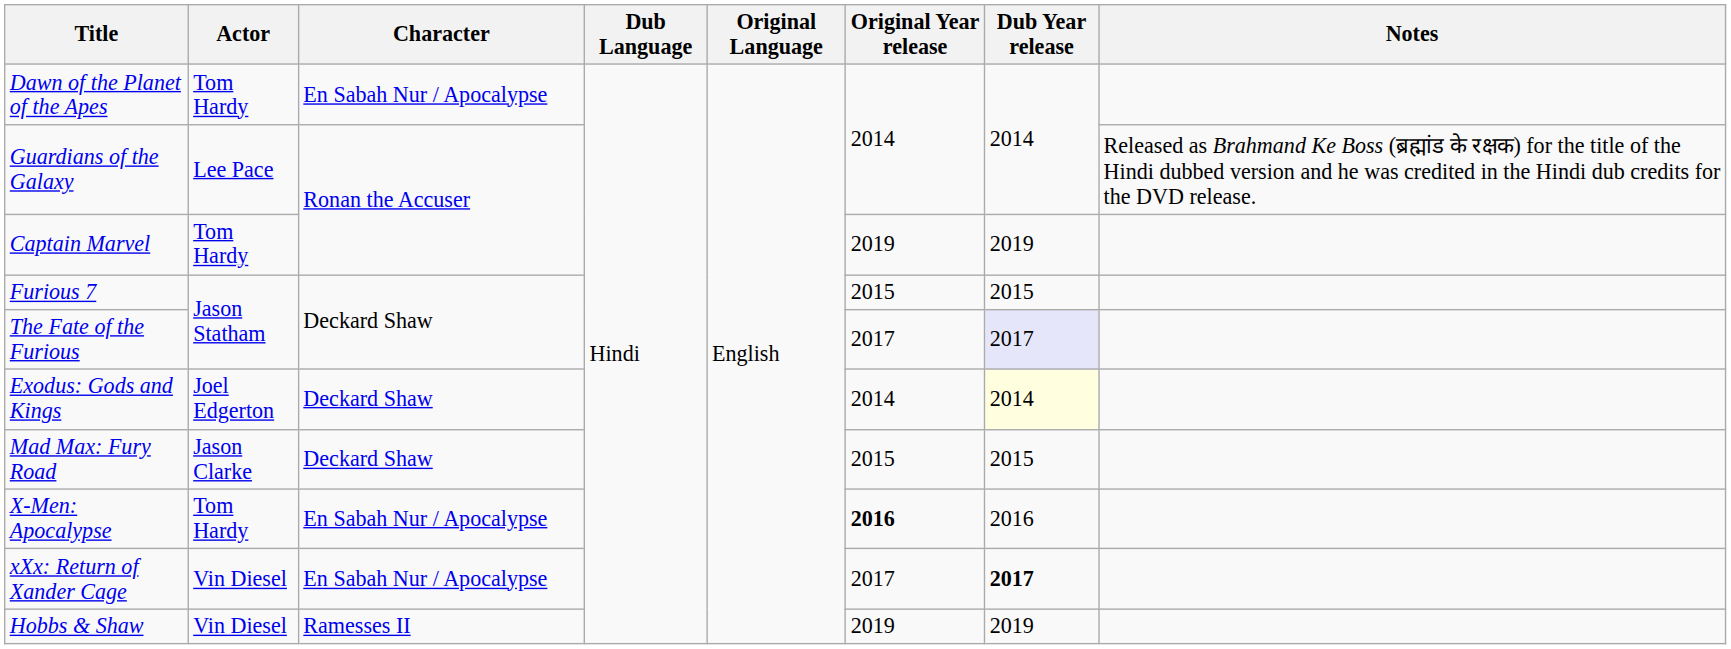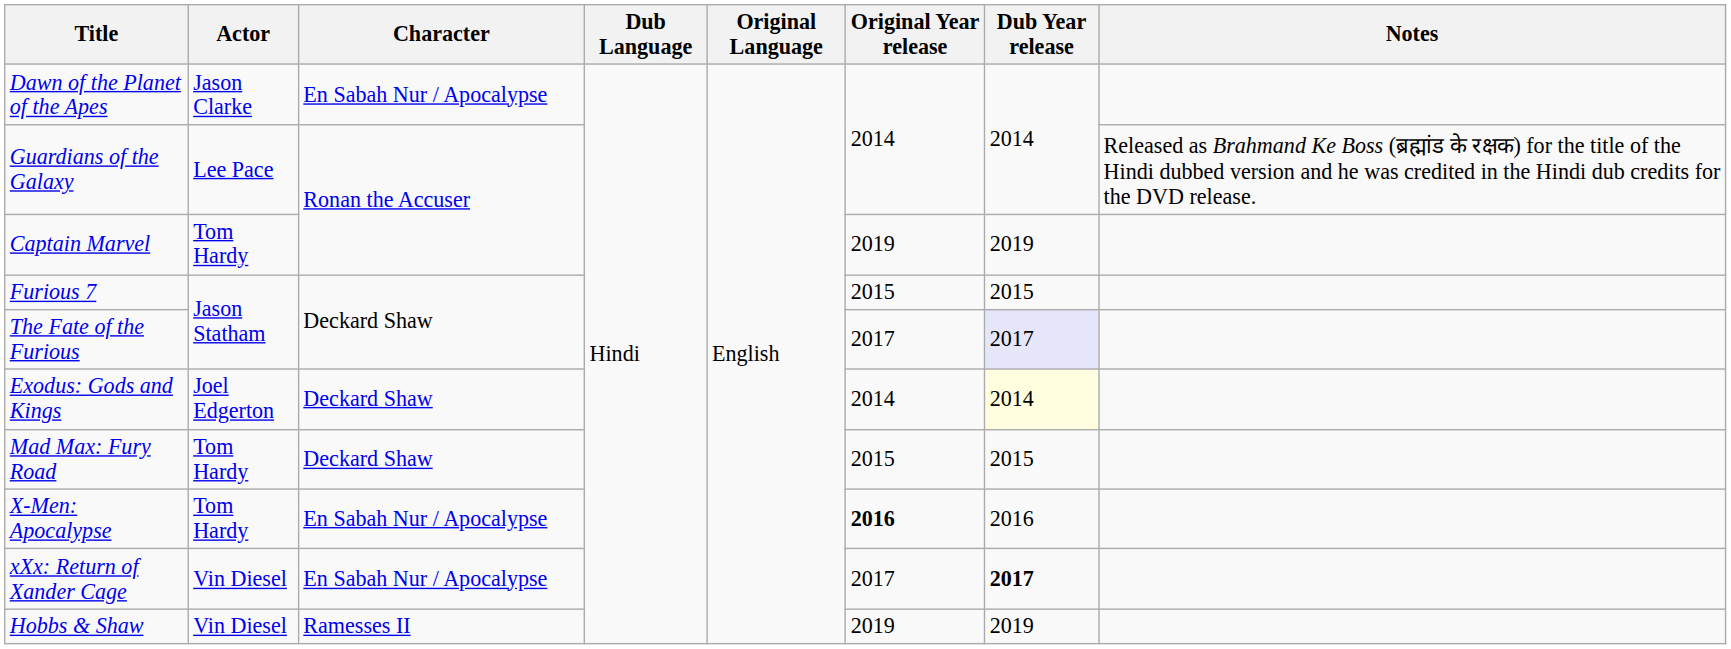(221, 94) Tom Hardy -> (223, 94) Jason Clarke
(223, 458) Jason Clarke -> (221, 458) Tom Hardy
